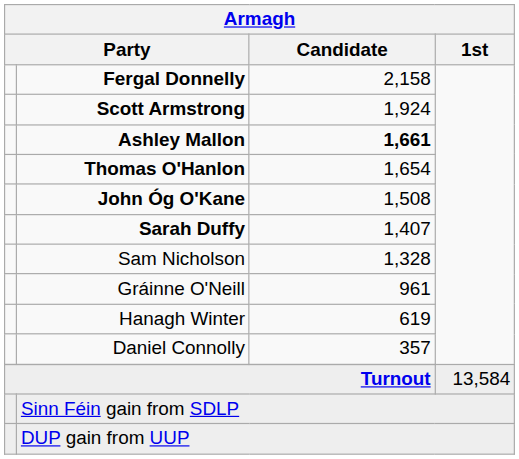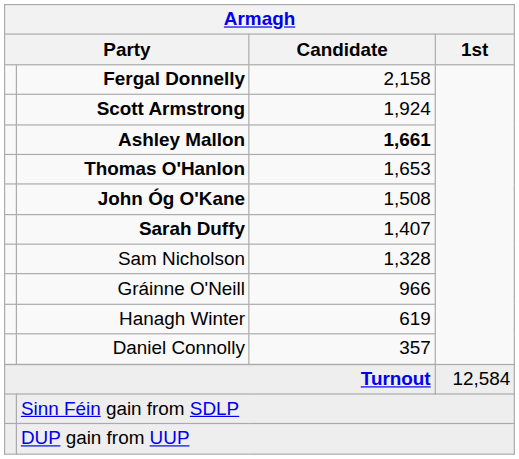(407, 169) 1,654 -> (407, 169) 1,653
(415, 288) 961 -> (415, 288) 966
(481, 378) 13,584 -> (481, 378) 12,584
